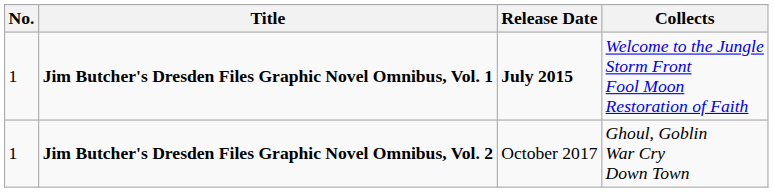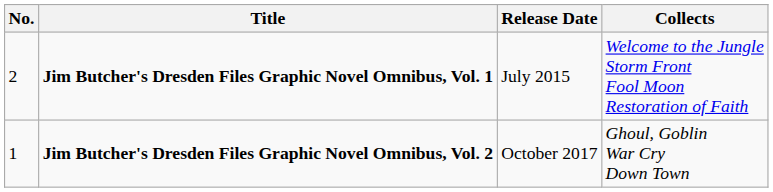(13, 76) 1 -> (13, 76) 2
(537, 76) bold -> (536, 76) normal
